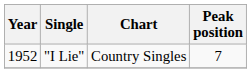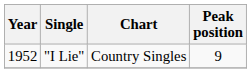(218, 56) 7 -> (218, 56) 9
